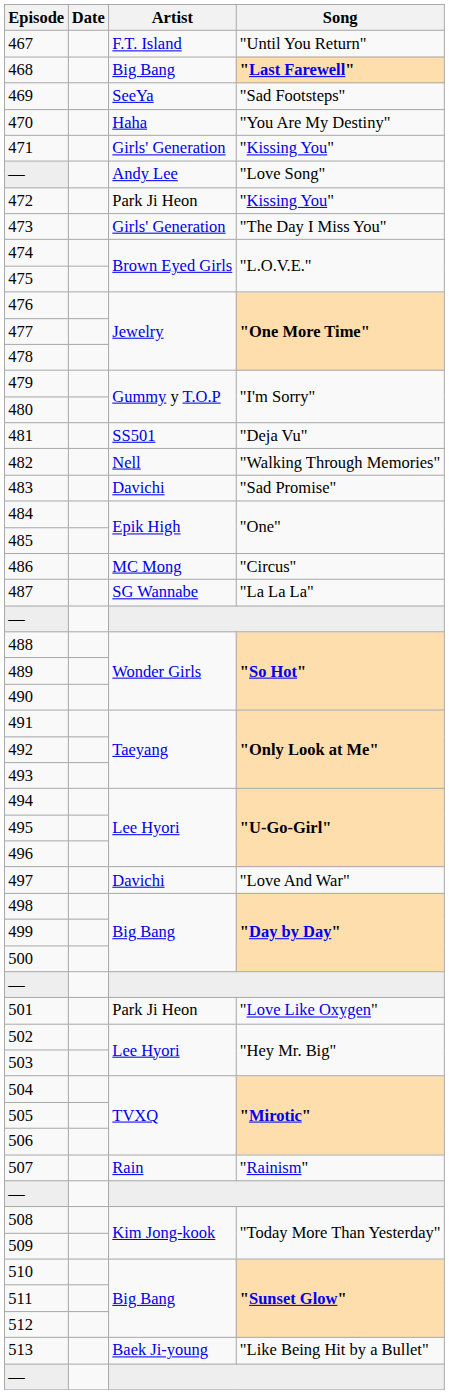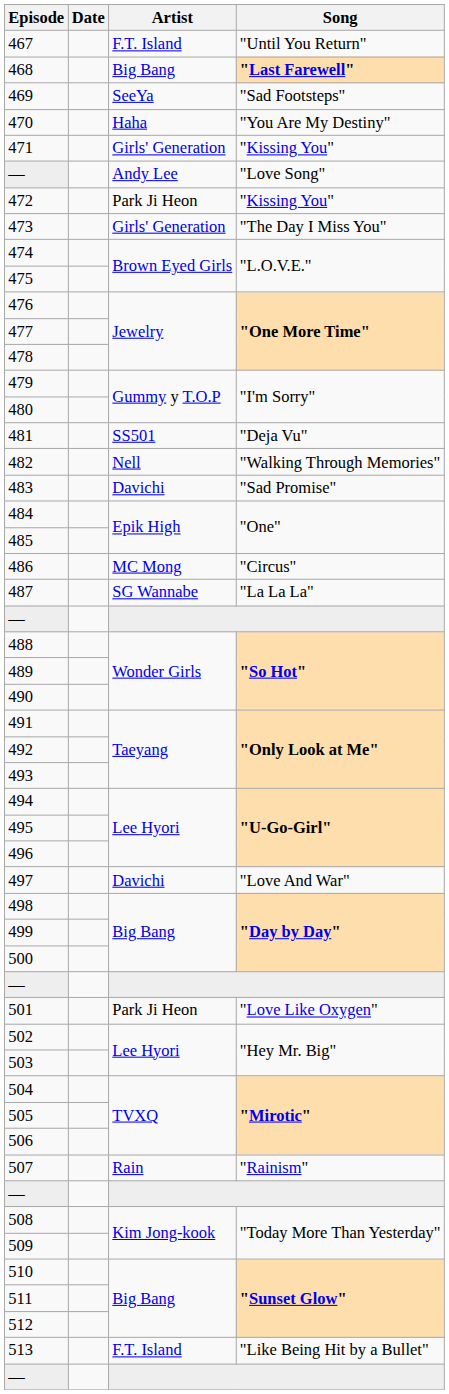(160, 1350) Baek Ji-young -> (147, 1350) F.T. Island
